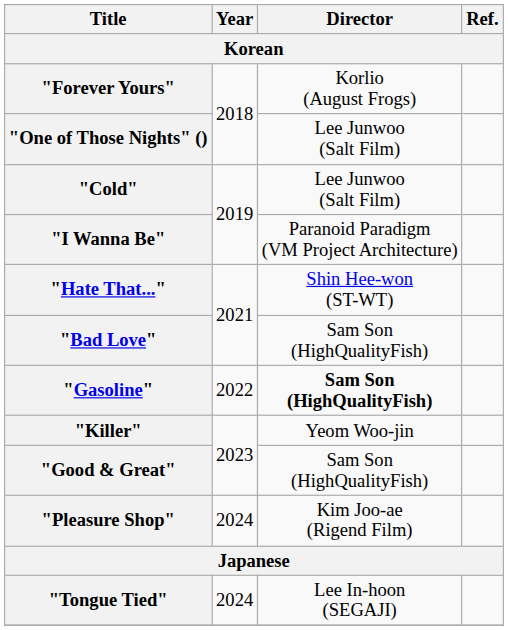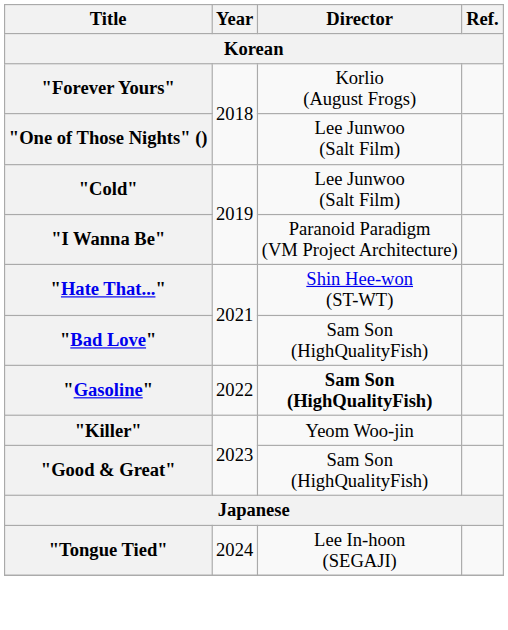- row: (108, 520)
